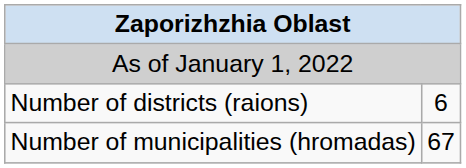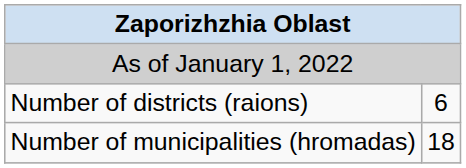(441, 142) 67 -> (441, 142) 18
